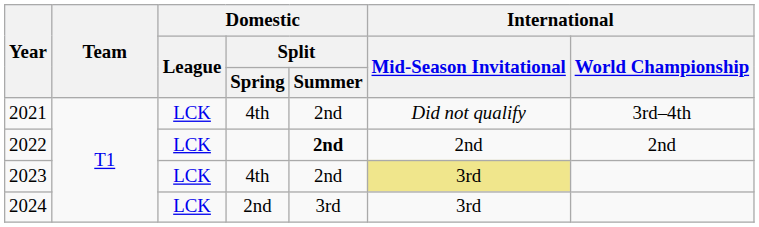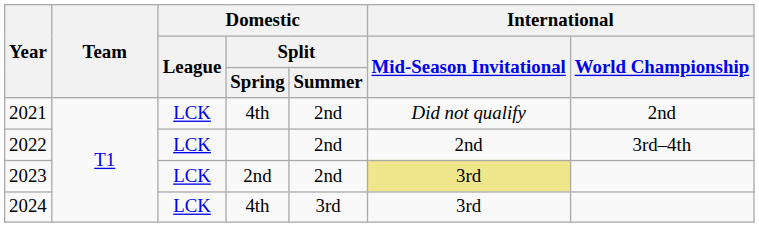(662, 113) 3rd–4th -> (662, 113) 2nd
(328, 144) bold -> (328, 144) normal
(662, 144) 2nd -> (662, 144) 3rd–4th
(257, 176) 4th -> (257, 176) 2nd
(257, 207) 2nd -> (257, 207) 4th
